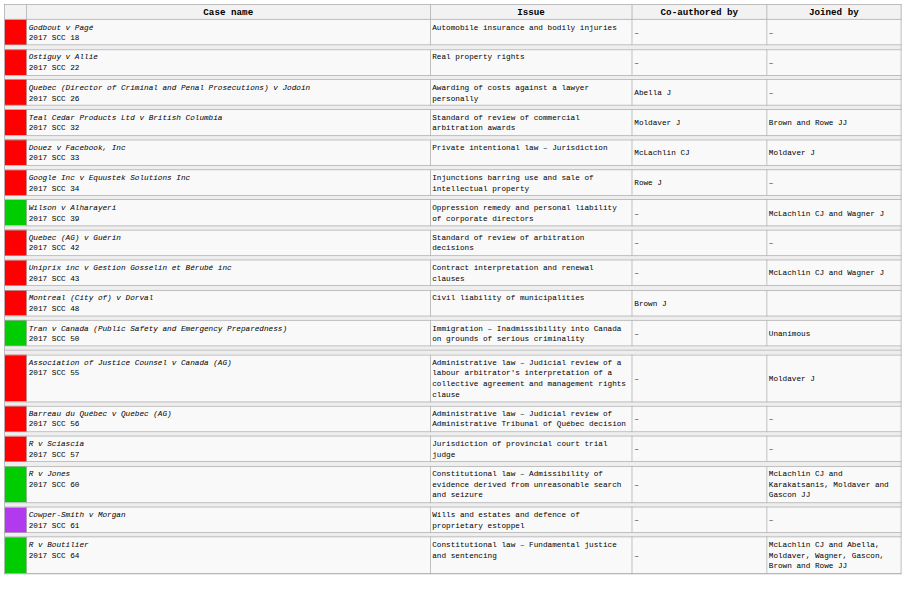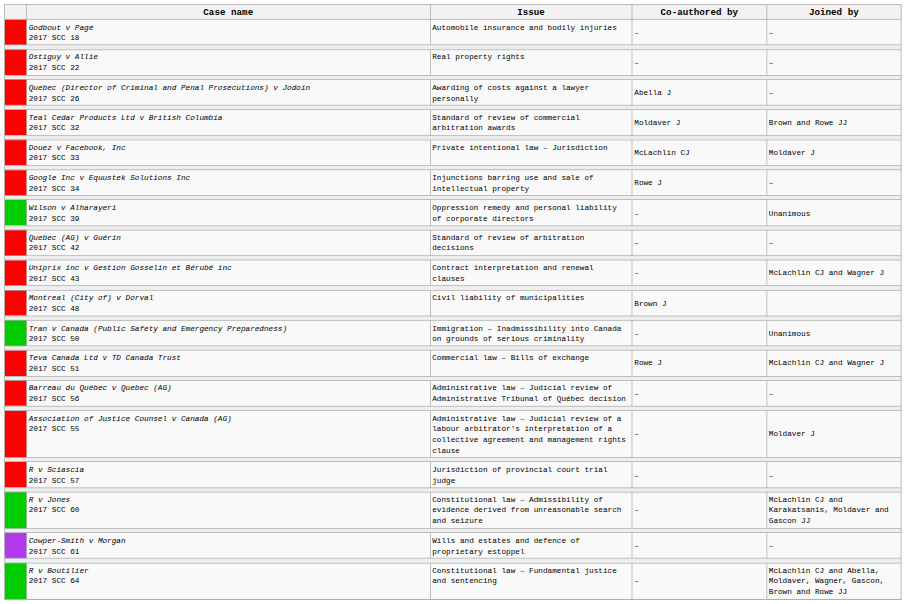(826, 213) McLachlin CJ and Wagner J -> (790, 213) Unanimous
+ row: (105, 364)
rows swapped: (130, 368) <-> (100, 419)
